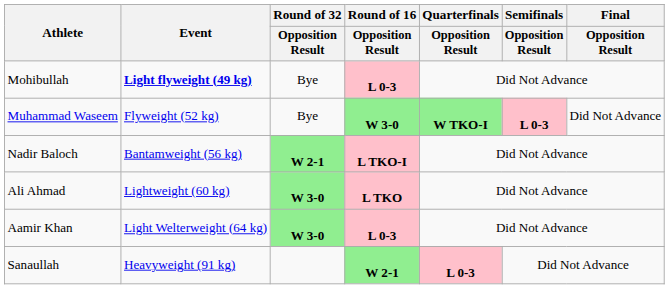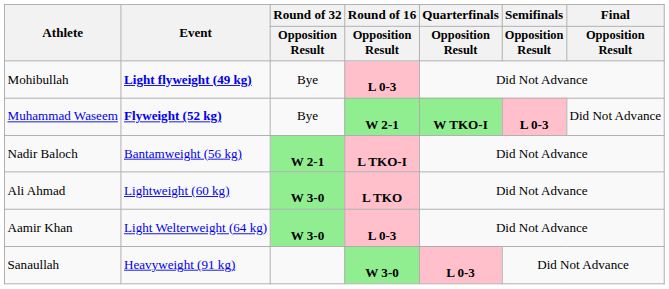(171, 117) normal -> (173, 117) bold
(382, 124) W 3-0 -> (382, 124) W 2-1
(382, 273) W 2-1 -> (382, 273) W 3-0
